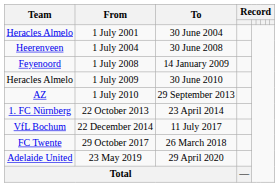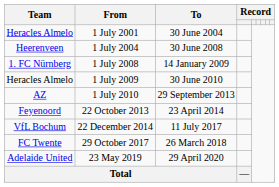(40, 64) Feyenoord -> (40, 64) 1. FC Nürnberg
(40, 111) 1. FC Nürnberg -> (40, 111) Feyenoord
